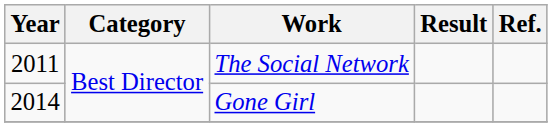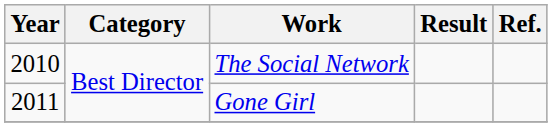(35, 63) 2011 -> (35, 63) 2010
(35, 102) 2014 -> (35, 102) 2011
